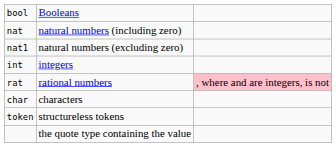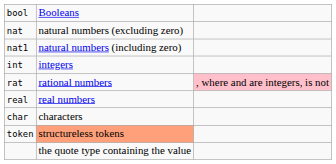(110, 30) natural numbers (including zero) -> (111, 30) natural numbers (excluding zero)
(111, 47) natural numbers (excluding zero) -> (110, 47) natural numbers (including zero)
+ row: (17, 100)
(81, 116) no background -> (81, 133) lightsalmon background
